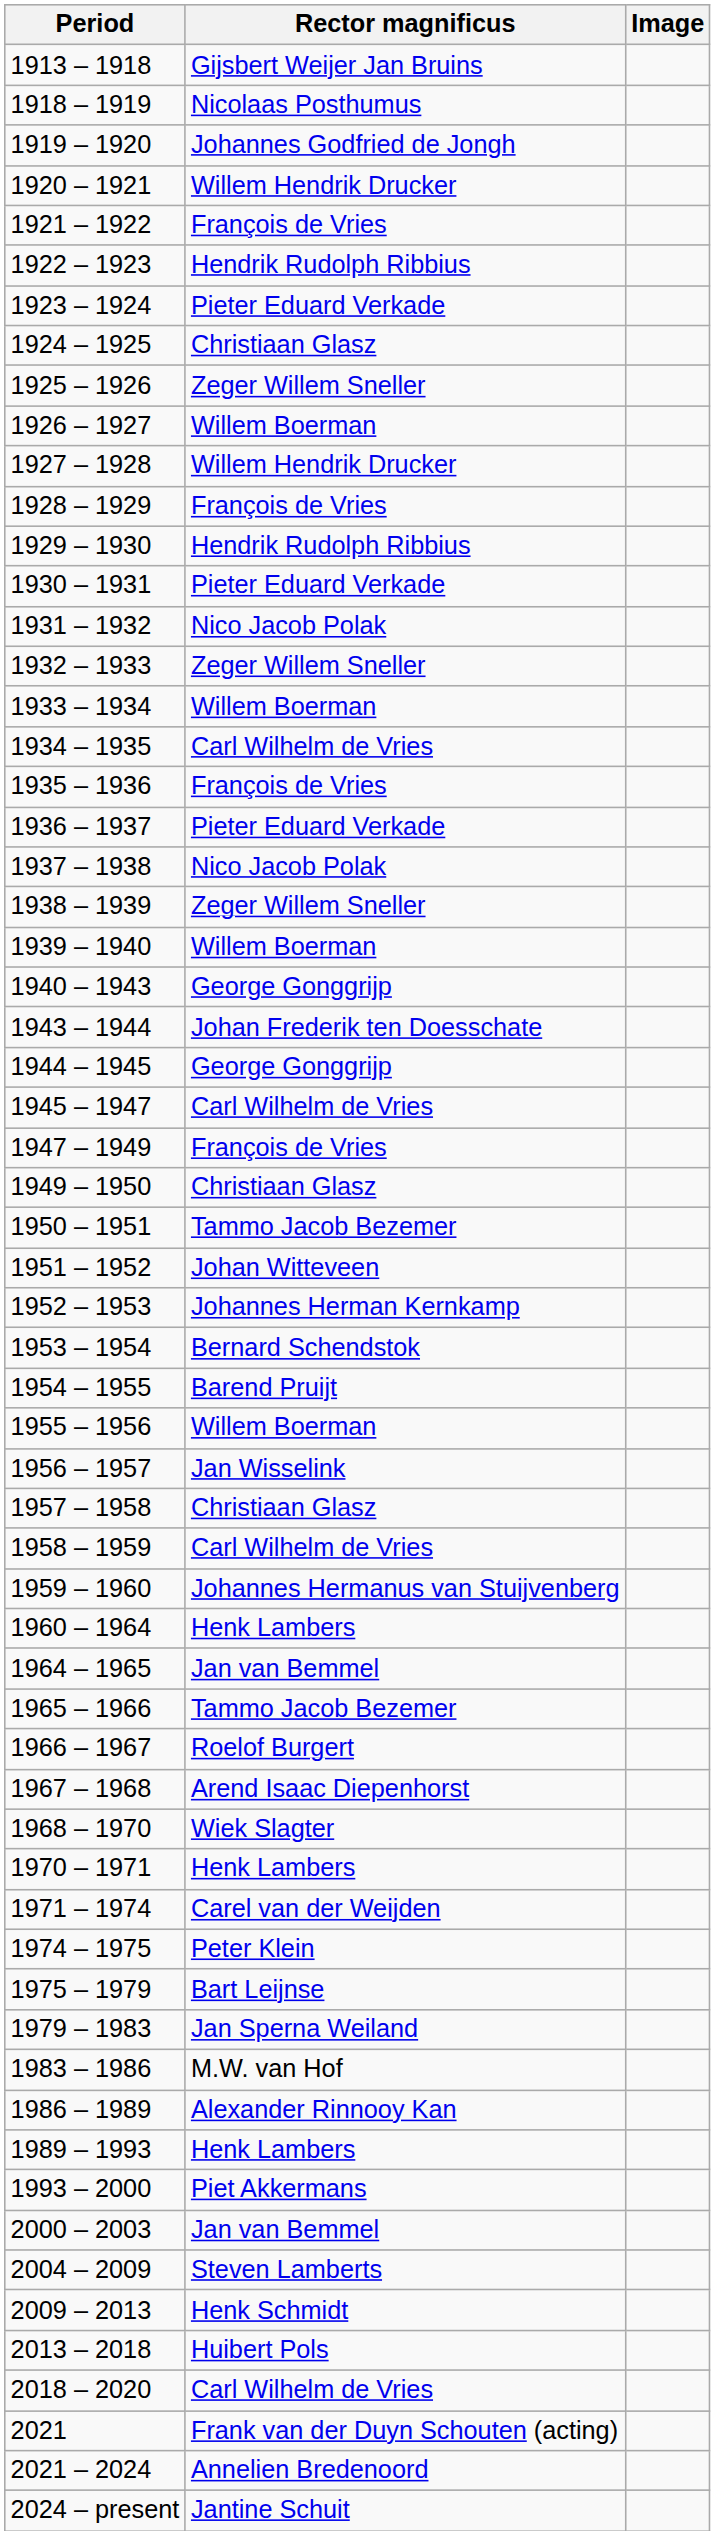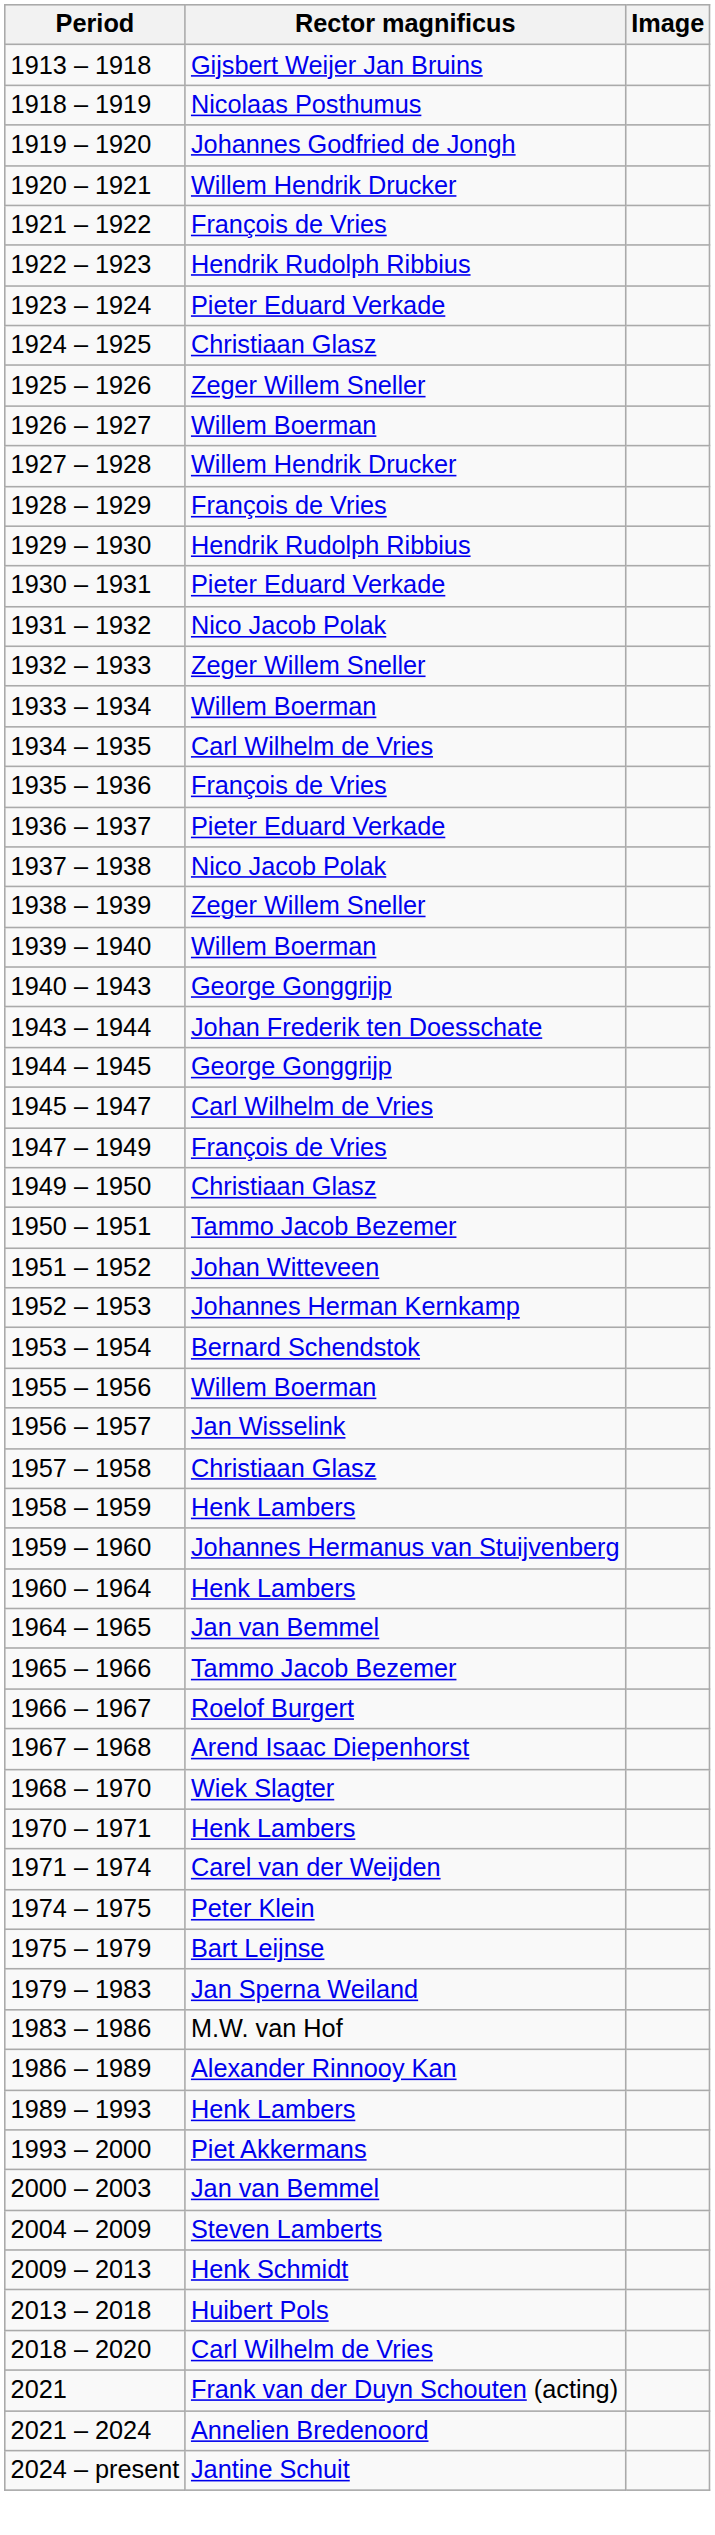- row: (81, 1387)
(312, 1548) Carl Wilhelm de Vries -> (273, 1507) Henk Lambers
